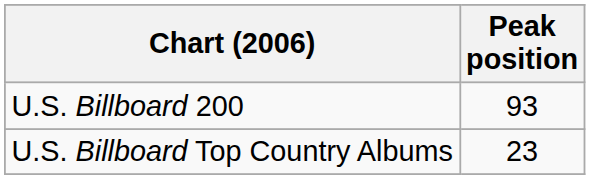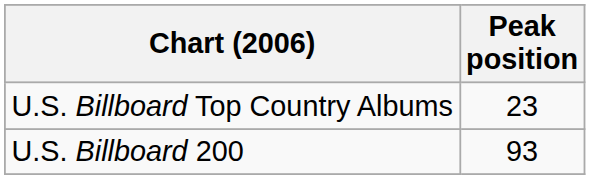rows swapped: (232, 151) <-> (128, 105)
